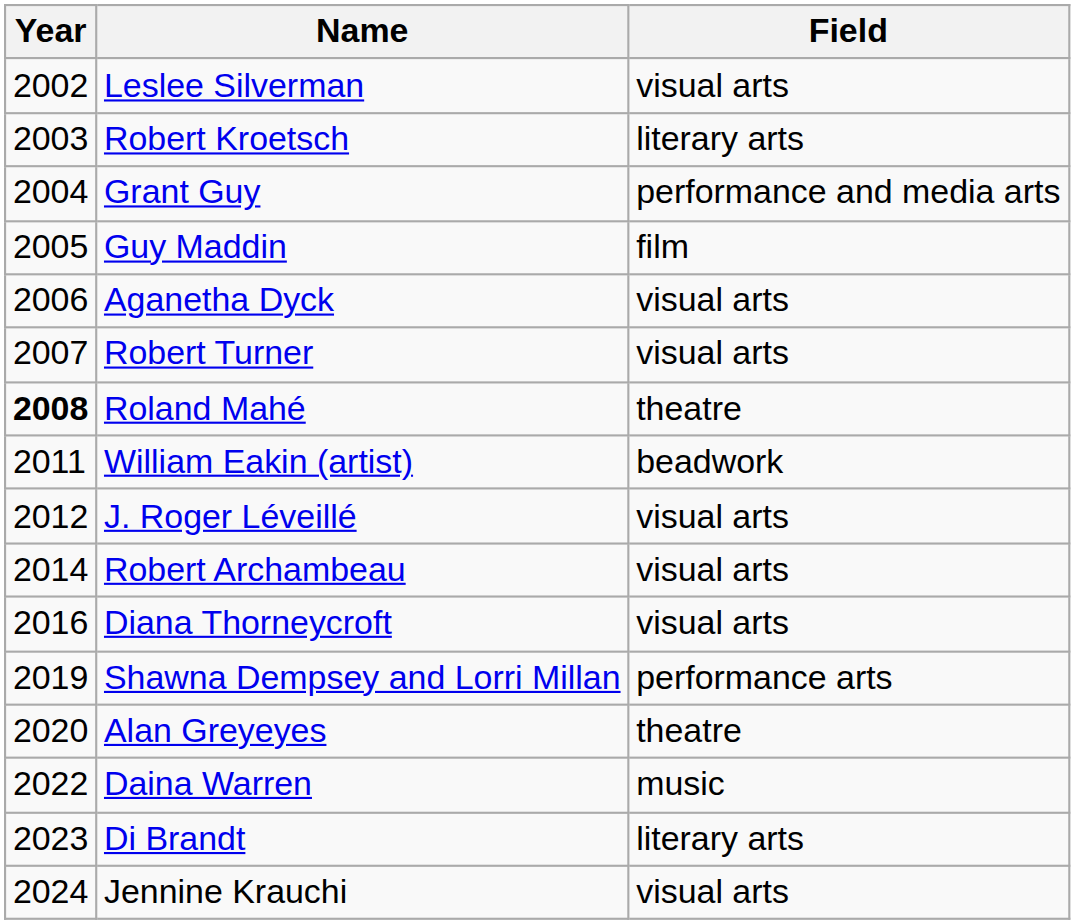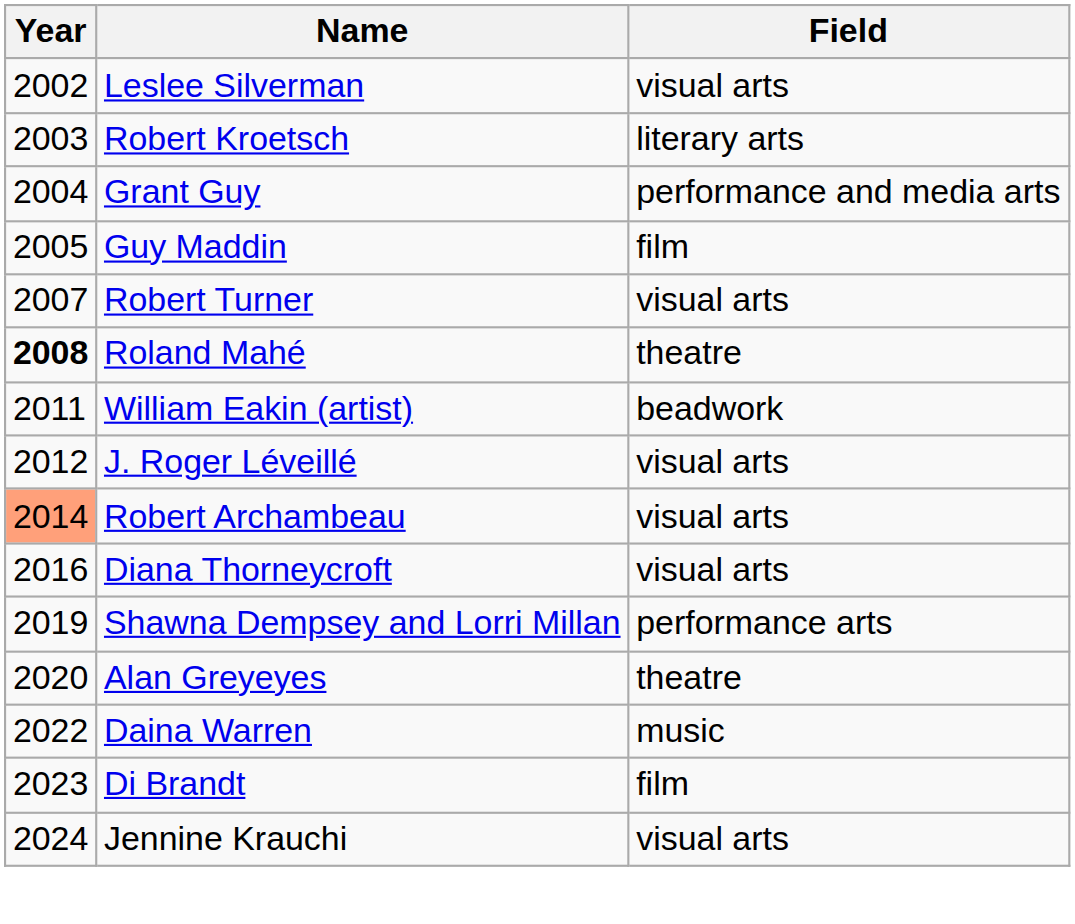- row: (219, 300)
(51, 569) no background -> (51, 515) lightsalmon background
(720, 838) literary arts -> (663, 784) film
